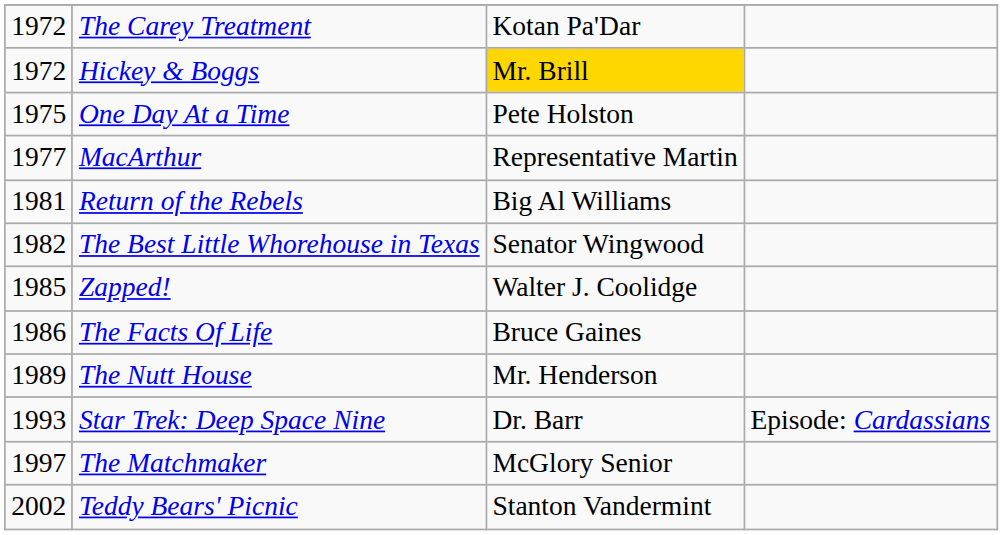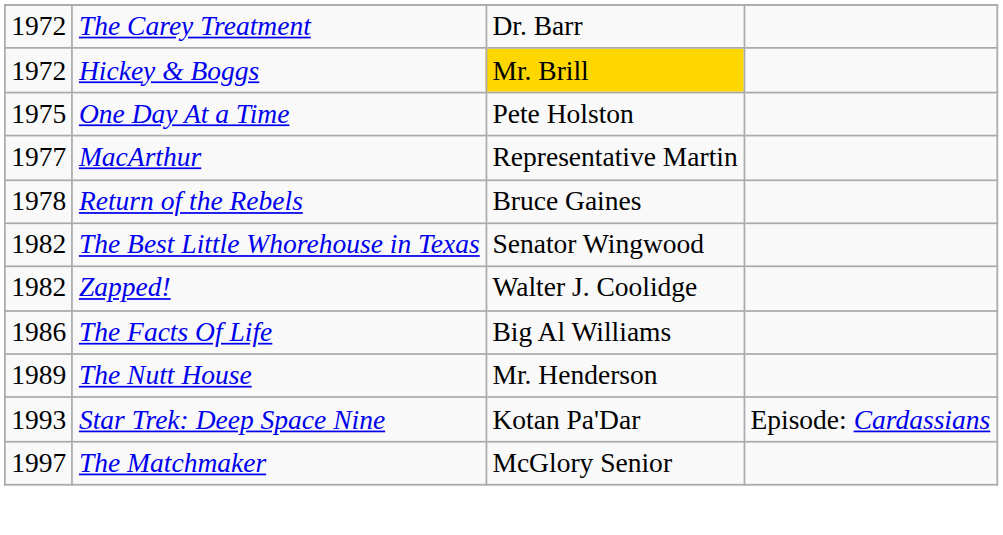(566, 26) Kotan Pa'Dar -> (538, 26) Dr. Barr
(39, 200) 1981 -> (39, 200) 1978
(582, 200) Big Al Williams -> (567, 200) Bruce Gaines
(39, 288) 1985 -> (39, 288) 1982
(567, 331) Bruce Gaines -> (582, 331) Big Al Williams
(538, 419) Dr. Barr -> (566, 419) Kotan Pa'Dar
- row: (188, 506)
